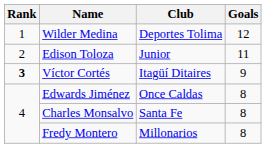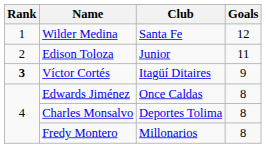(181, 34) Deportes Tolima -> (161, 34) Santa Fe
(161, 113) Santa Fe -> (181, 113) Deportes Tolima
